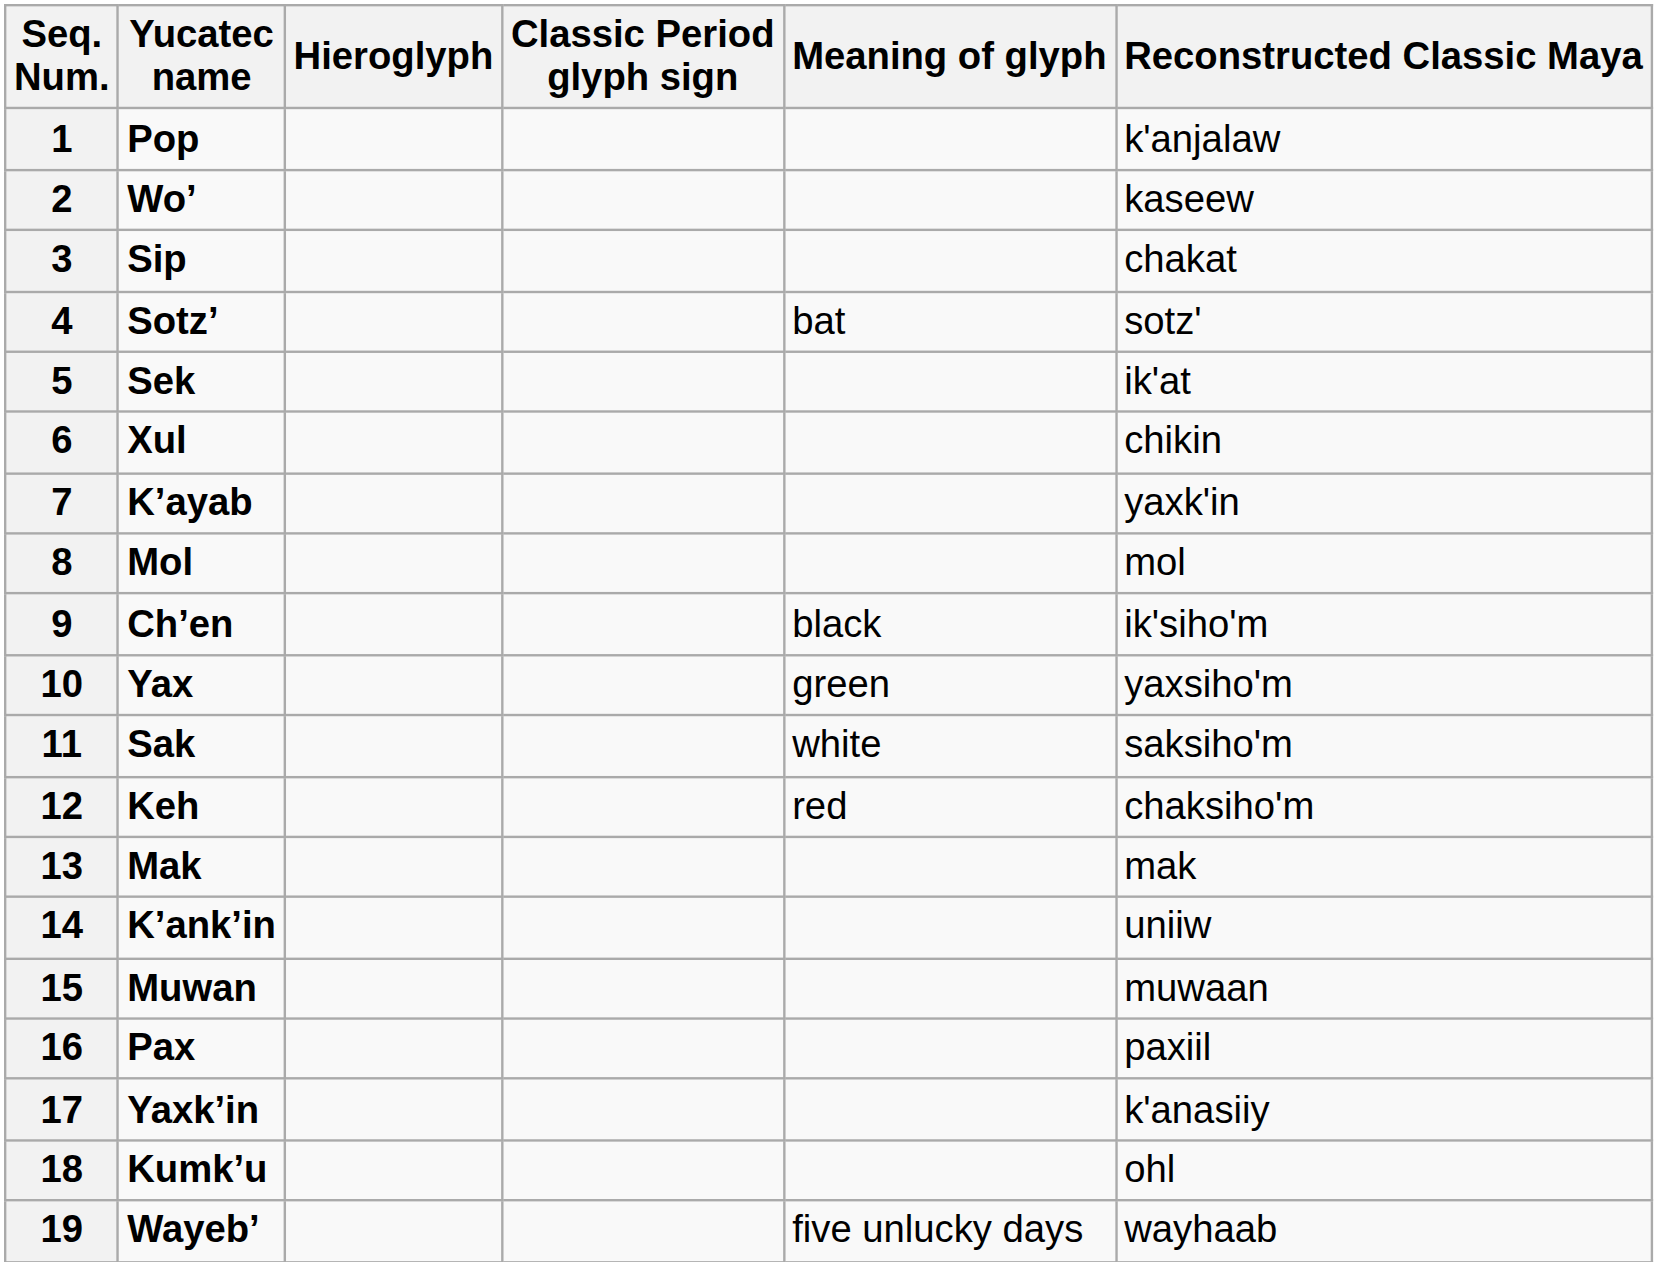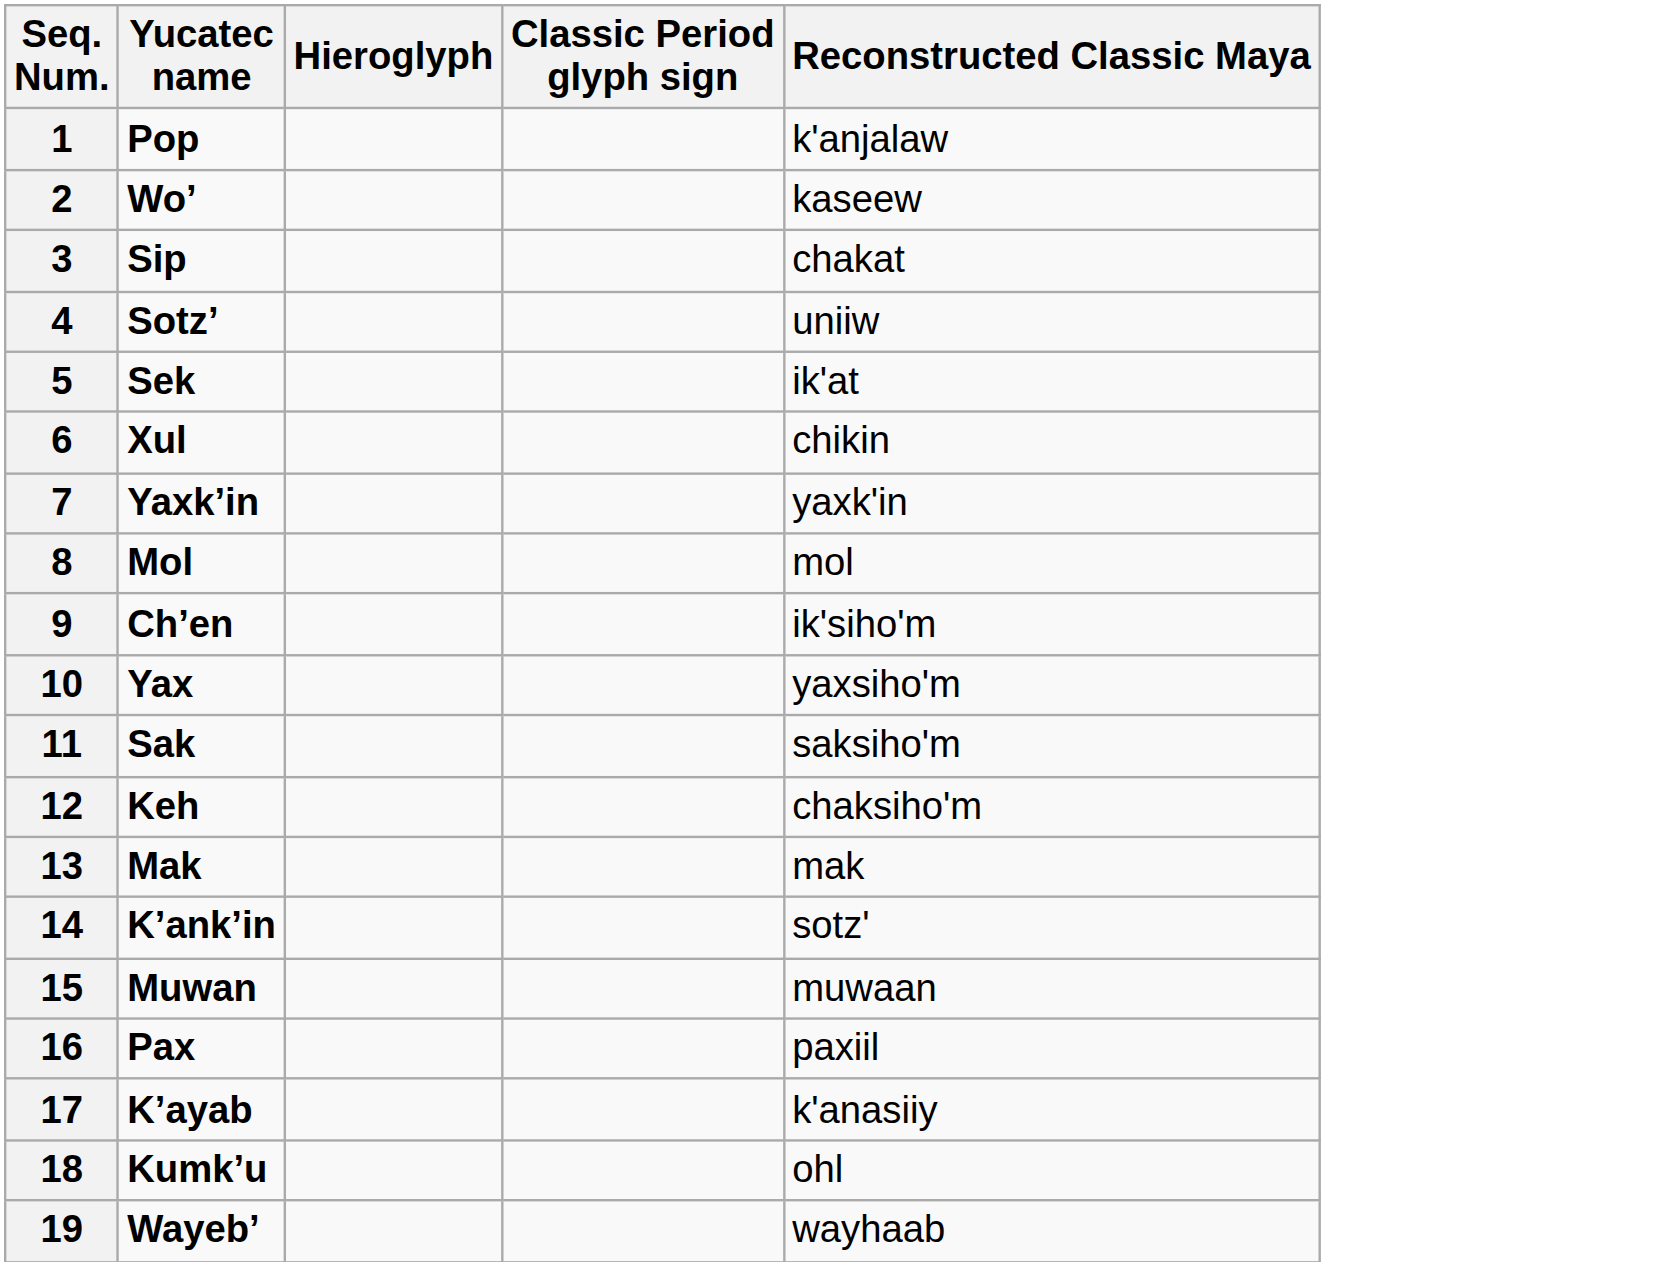- column: (949, 56)
(1163, 320) sotz' -> (836, 320) uniiw
(190, 502) Kʼayab -> (193, 502) Yaxkʼin
(1168, 926) uniiw -> (831, 926) sotz'
(193, 1108) Yaxkʼin -> (190, 1108) Kʼayab
